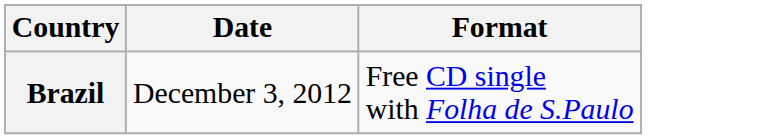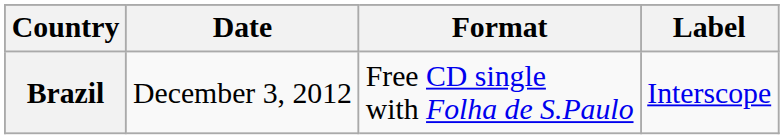+ column: (709, 28)
